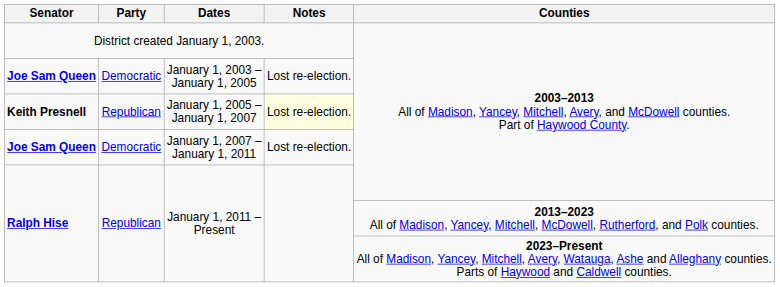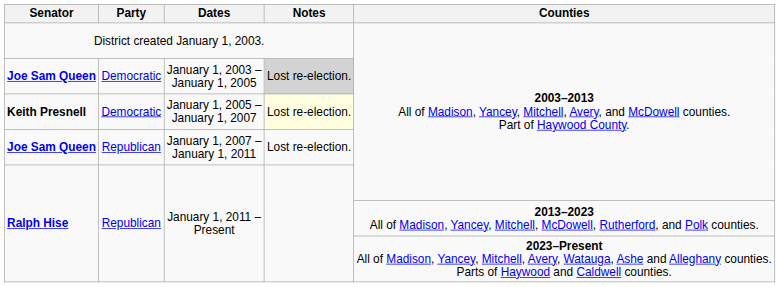(309, 76) no background -> (309, 76) lightgrey background
(131, 112) Republican -> (131, 112) Democratic
(131, 147) Democratic -> (131, 147) Republican
